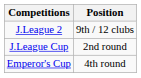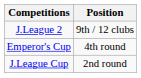rows swapped: (39, 64) <-> (39, 47)
